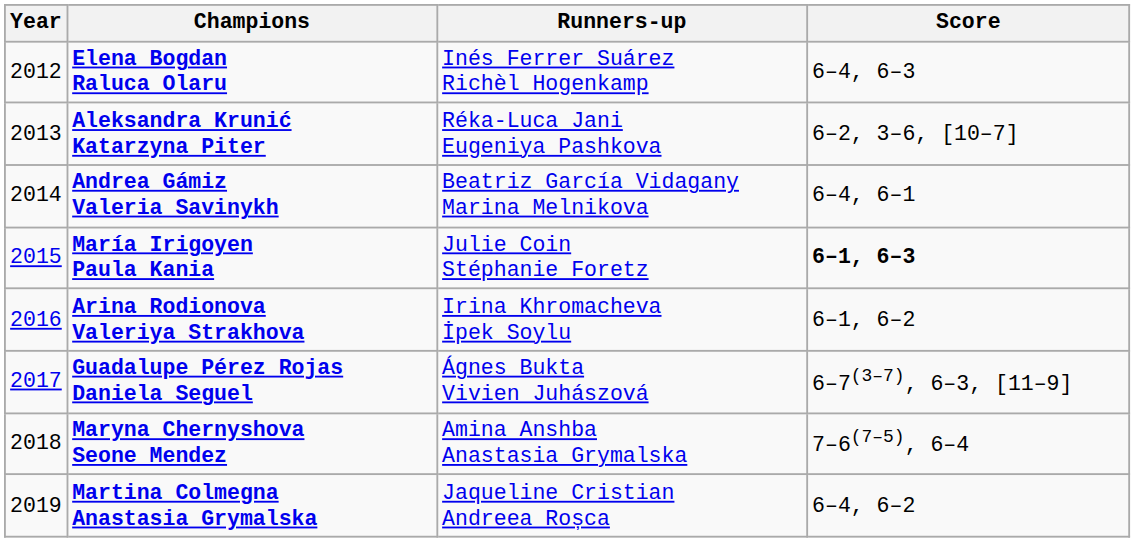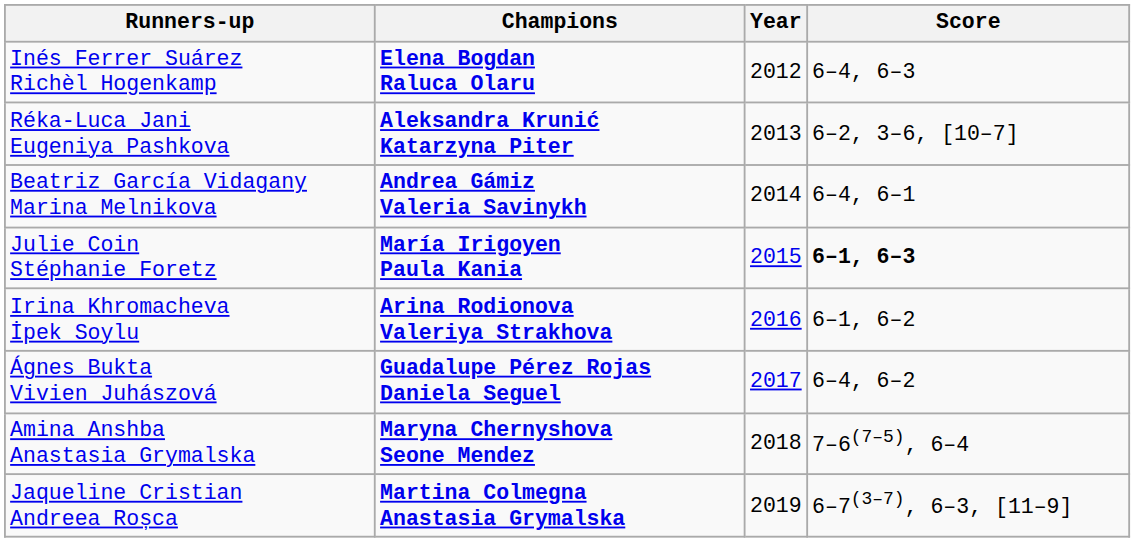columns swapped: (36, 23) <-> (622, 23)
(942, 381) 6–7(3–7), 6–3, [11–9] -> (864, 381) 6–4, 6–2
(864, 505) 6–4, 6–2 -> (942, 505) 6–7(3–7), 6–3, [11–9]
